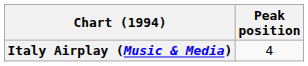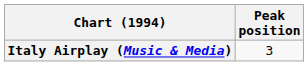(269, 51) 4 -> (269, 51) 3
